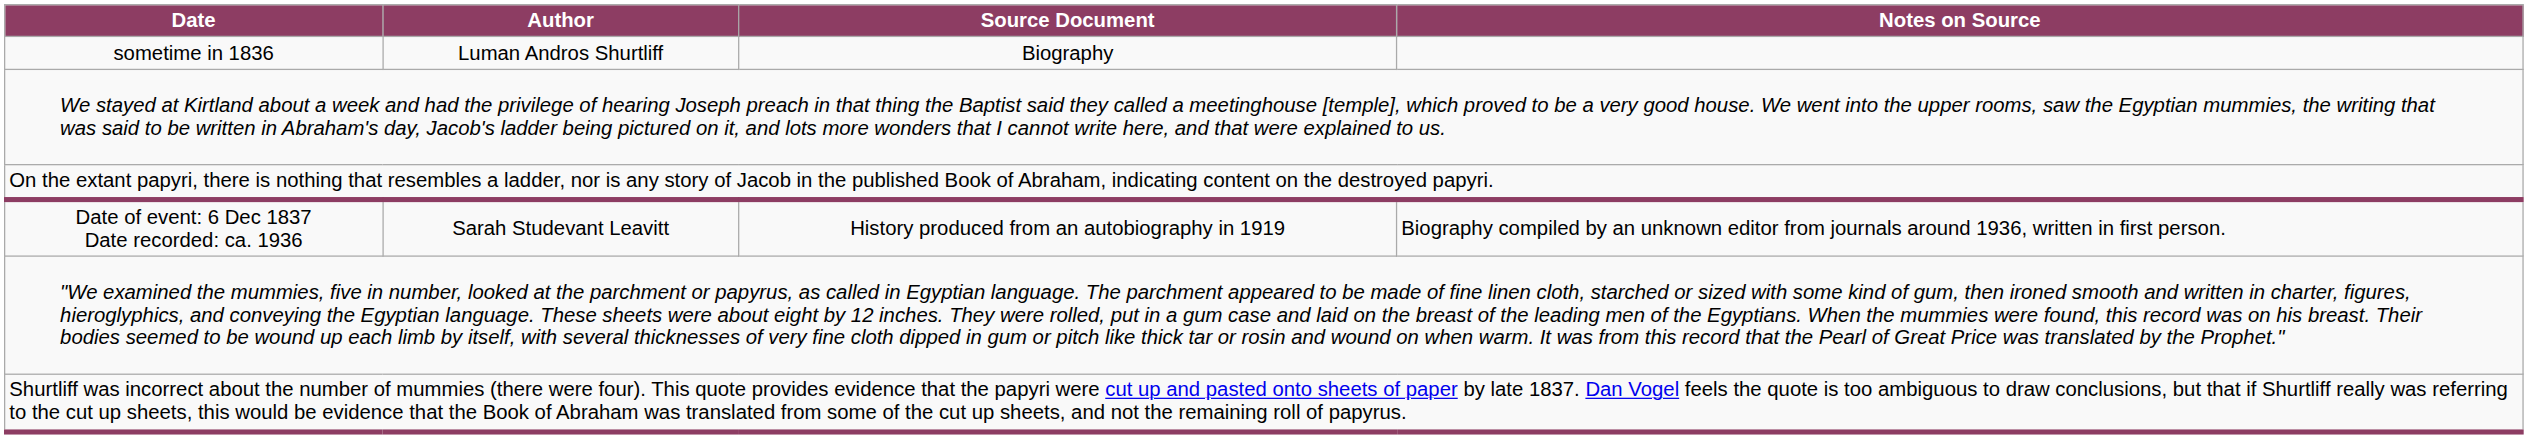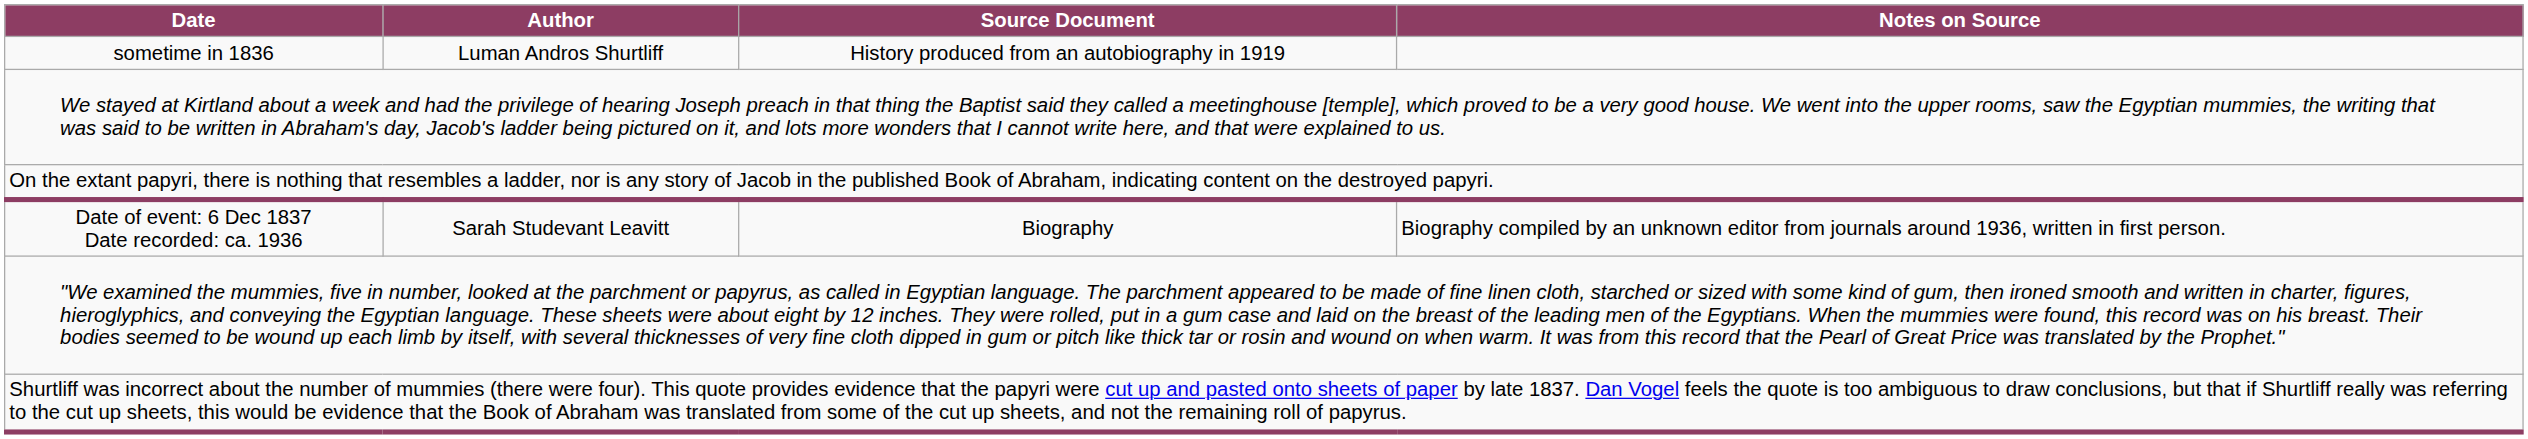(1068, 52) Biography -> (1068, 52) History produced from an autobiography in 1919
(1068, 228) History produced from an autobiography in 1919 -> (1068, 228) Biography
